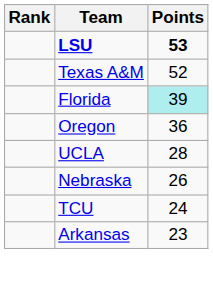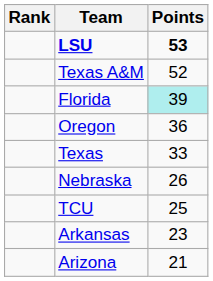+ row: (81, 153)
- row: (81, 153)
(178, 208) 24 -> (178, 208) 25
+ row: (87, 262)
